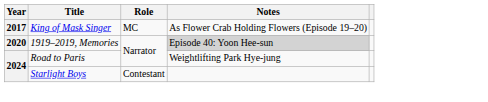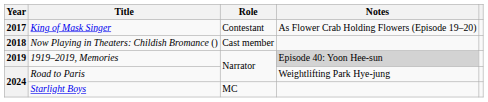(130, 27) MC -> (243, 27) Contestant
+ row: (124, 43)
(16, 43) 2020 -> (16, 58) 2019
(144, 74) Contestant -> (230, 89) MC
